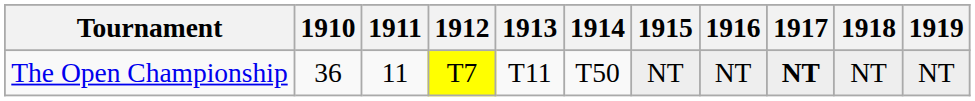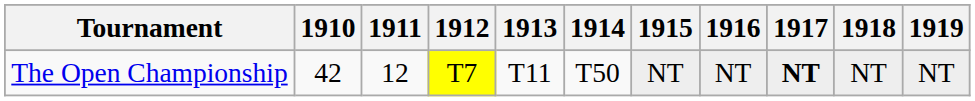(328, 72) 36 -> (328, 72) 42
(395, 72) 11 -> (395, 72) 12
